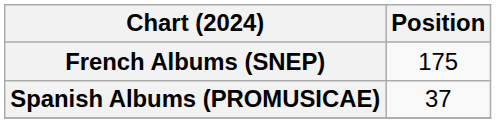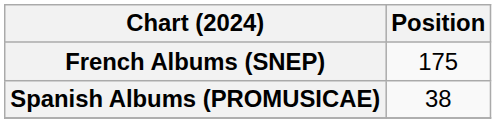(438, 99) 37 -> (438, 99) 38
